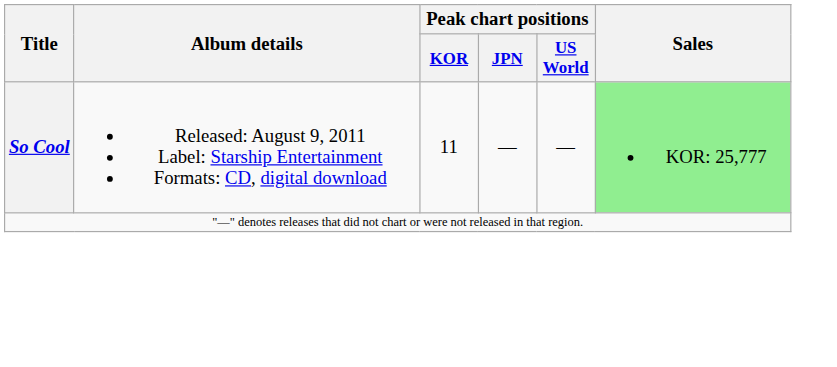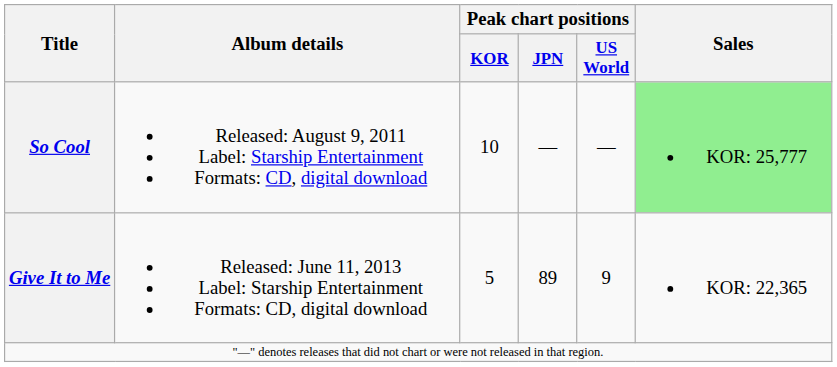(449, 147) 11 -> (489, 147) 10
+ row: (60, 277)
